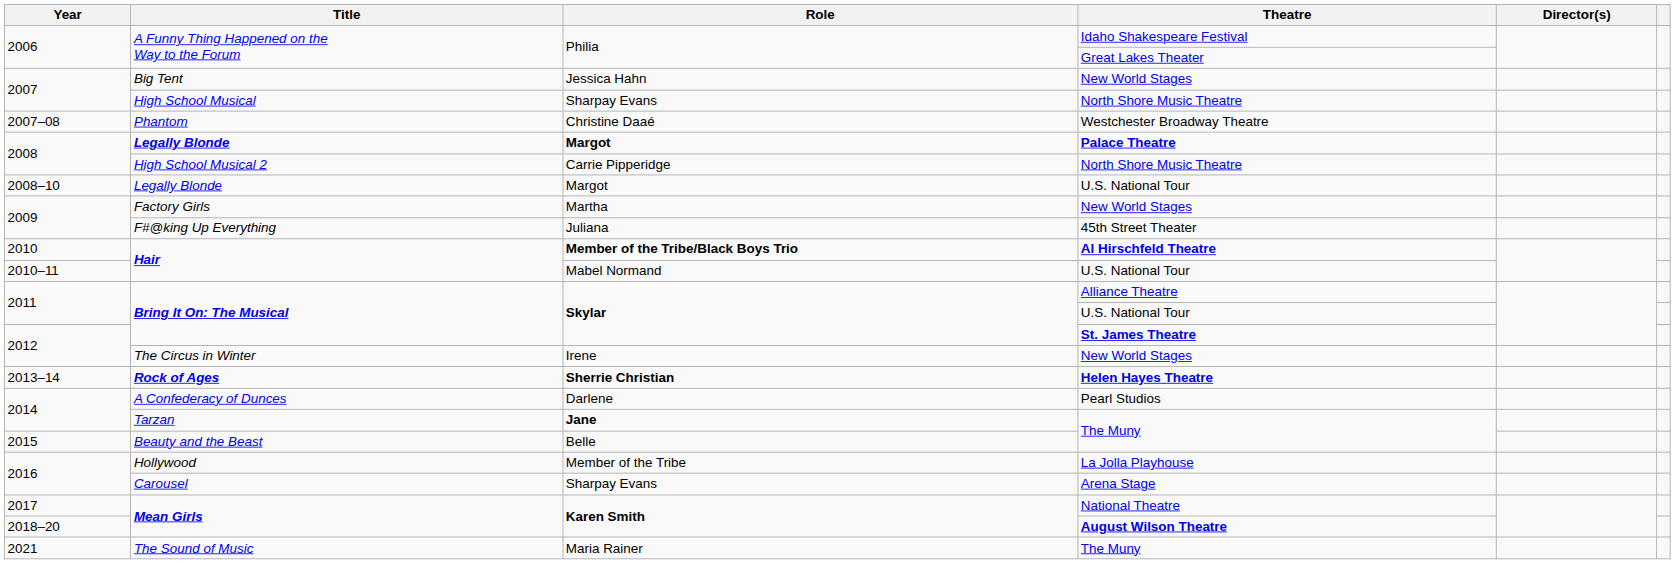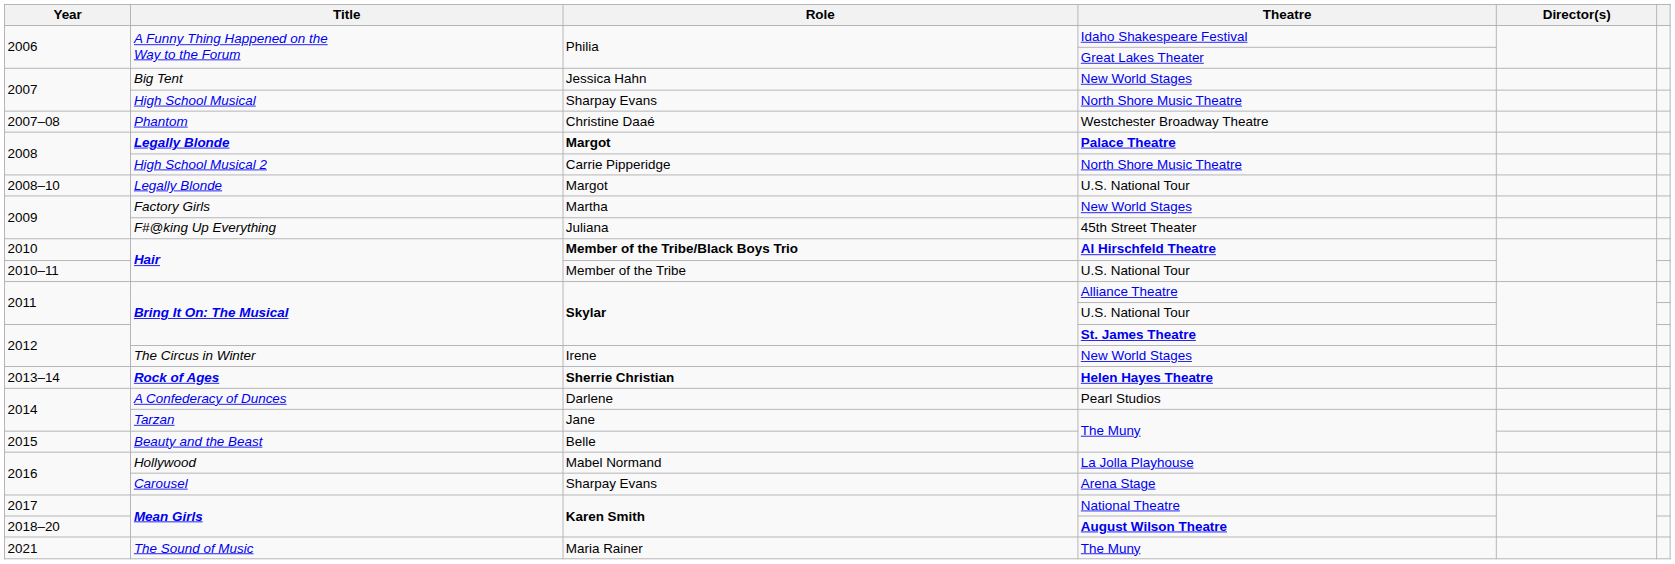(614, 270) Mabel Normand -> (626, 270) Member of the Tribe
(581, 420) bold -> (580, 420) normal
(626, 462) Member of the Tribe -> (614, 462) Mabel Normand
